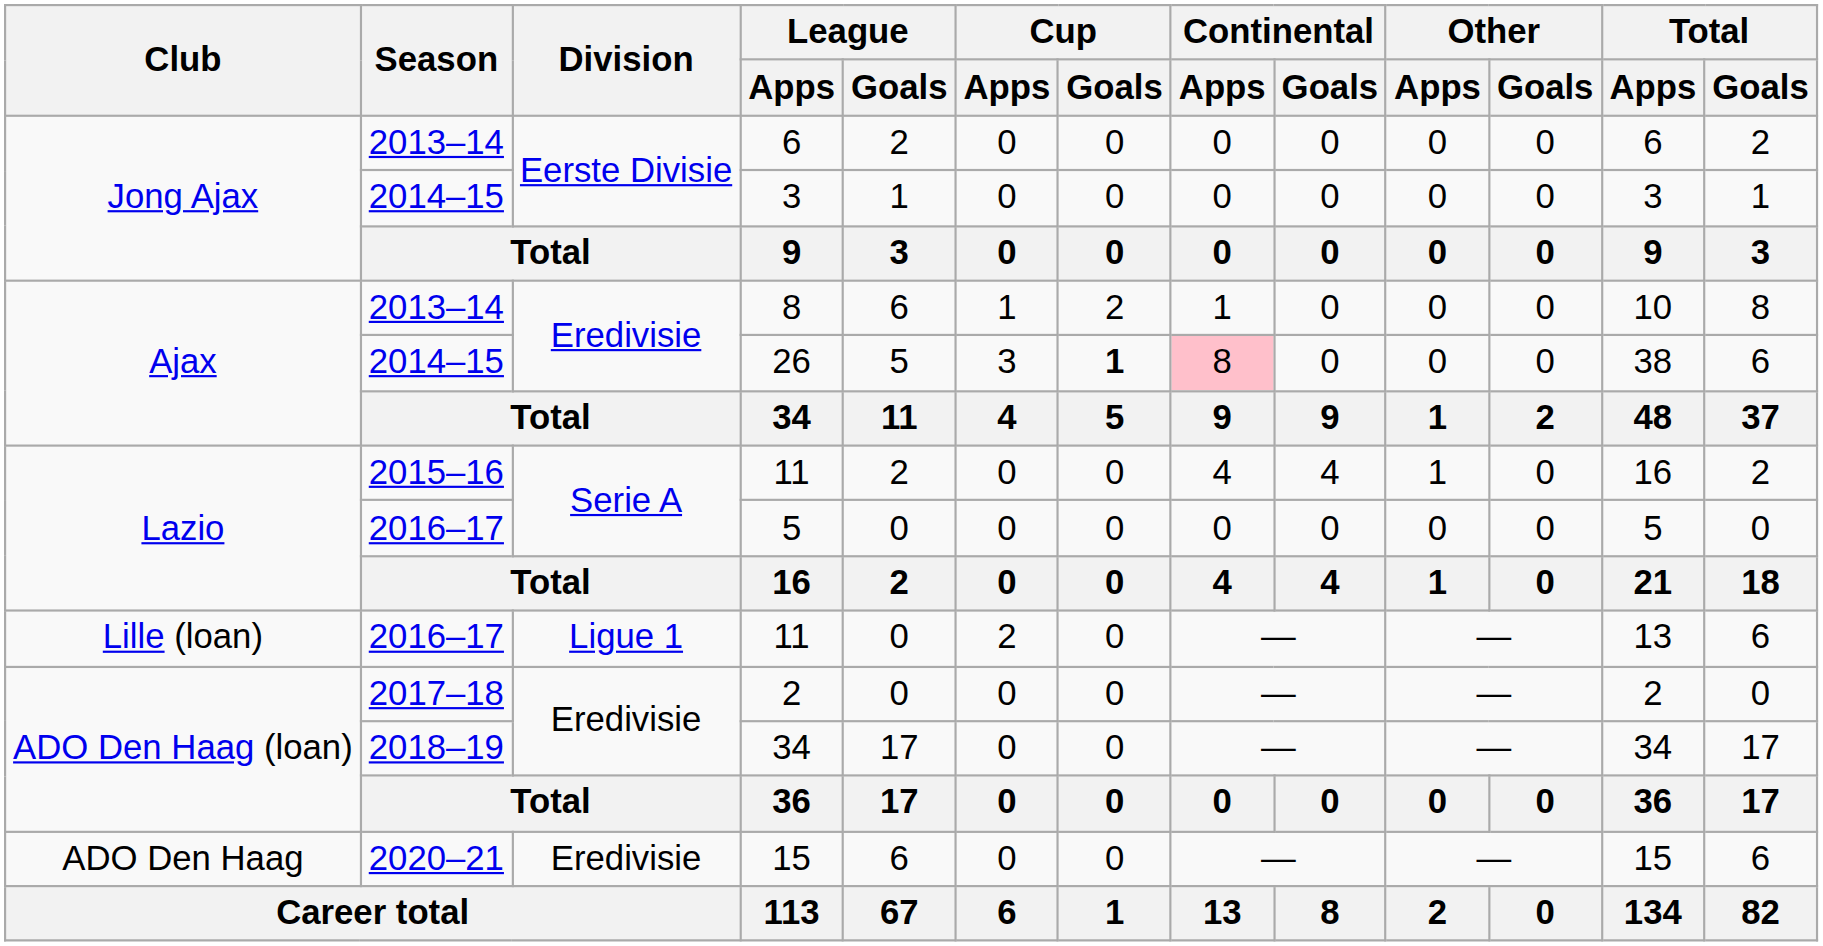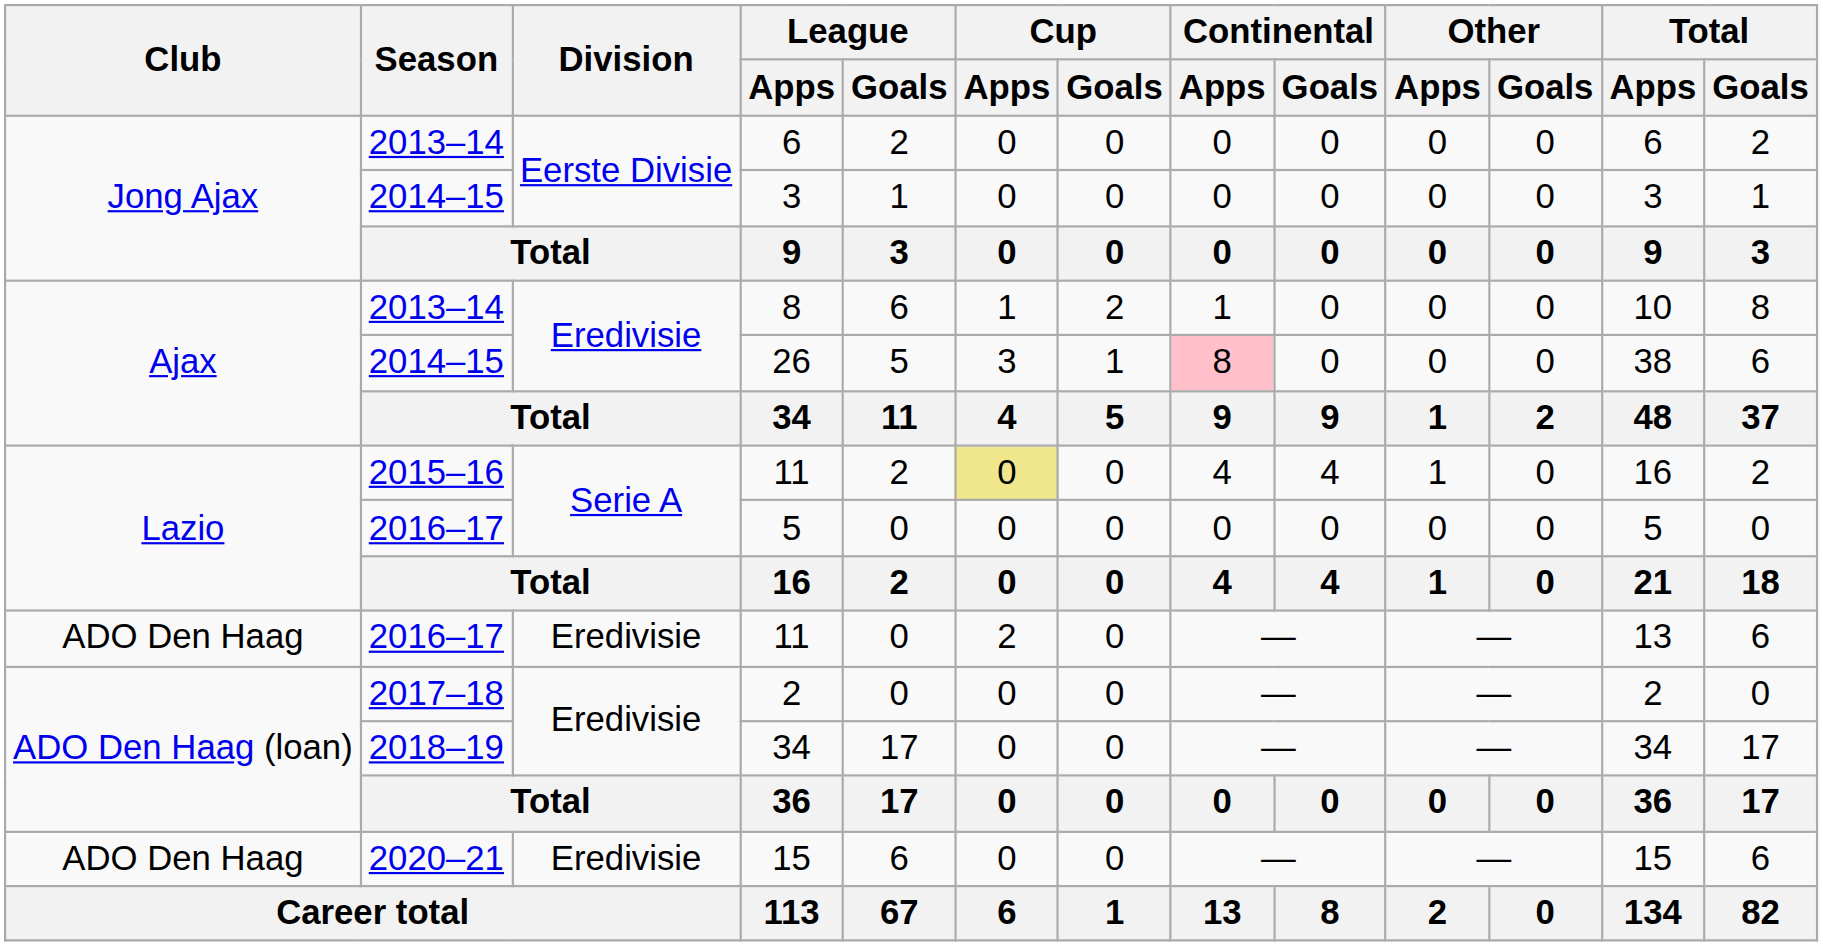(1115, 362) bold -> (1115, 362) normal
(1007, 472) no background -> (1007, 472) khaki background
(183, 637) Lille (loan) -> (183, 637) ADO Den Haag
(626, 637) Ligue 1 -> (626, 637) Eredivisie
